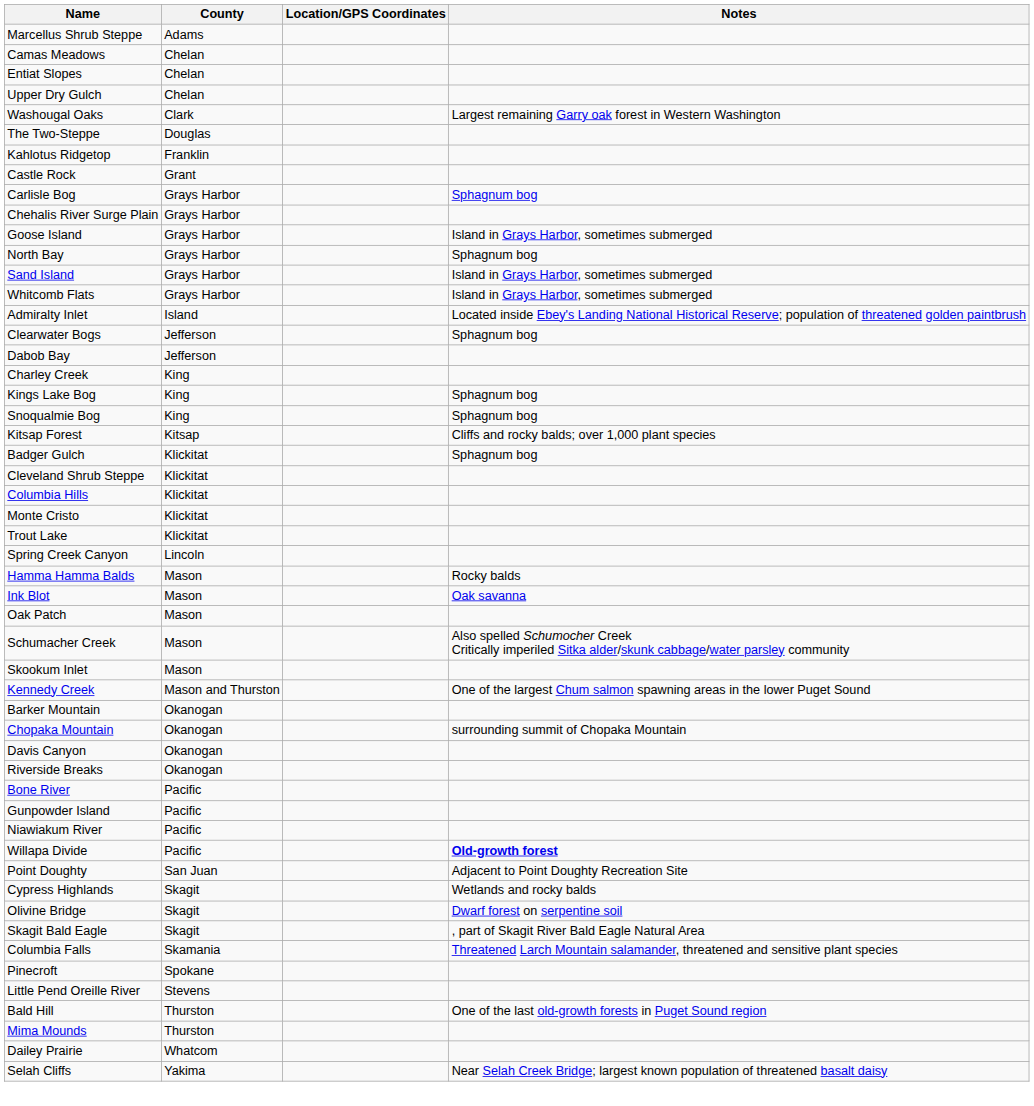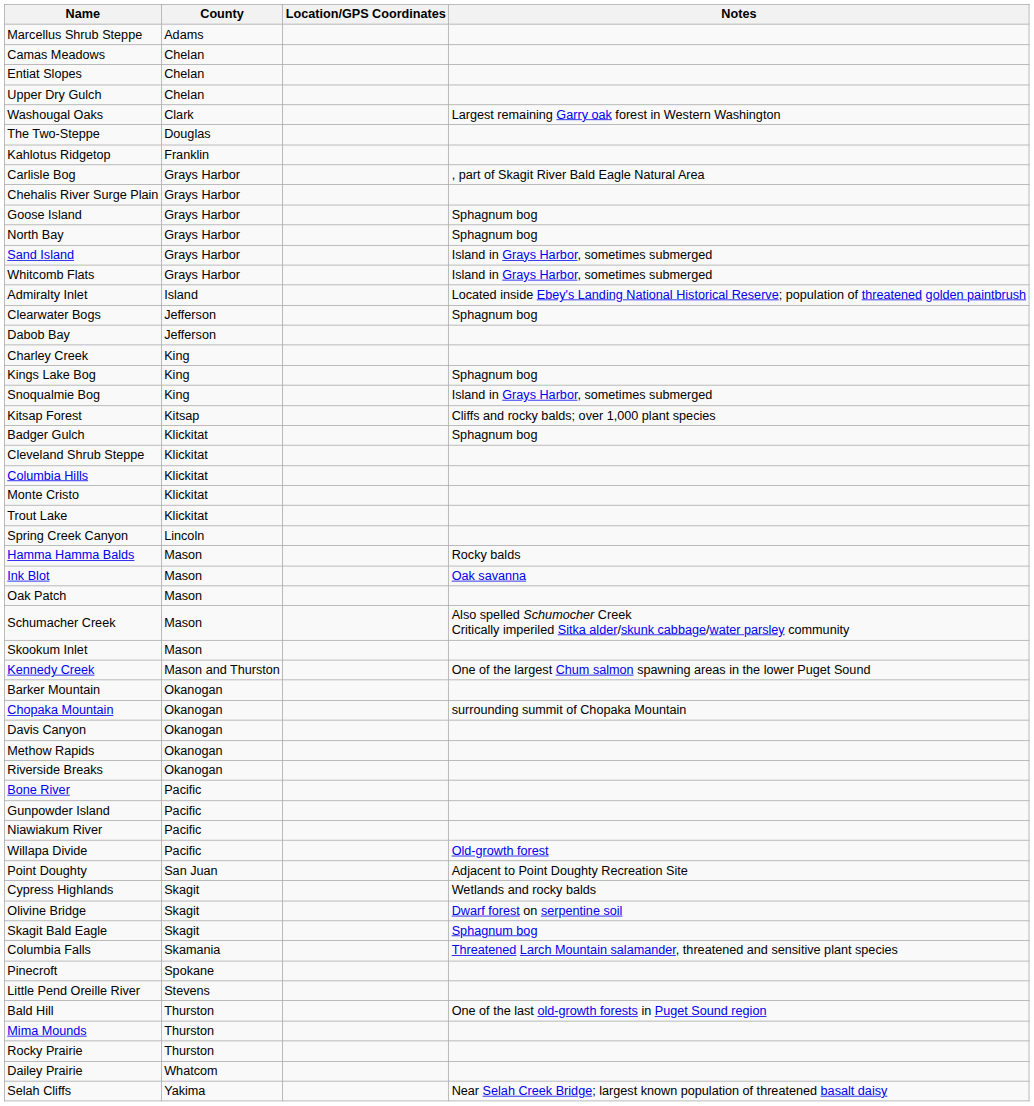- row: (41, 174)
(495, 194) Sphagnum bog -> (578, 174) , part of Skagit River Bald Eagle Natural Area
(582, 235) Island in Grays Harbor, sometimes submerged -> (495, 214) Sphagnum bog
(495, 415) Sphagnum bog -> (582, 395) Island in Grays Harbor, sometimes submerged
+ row: (51, 750)
(505, 850) bold -> (500, 850) normal
(578, 930) , part of Skagit River Bald Eagle Natural Area -> (495, 930) Sphagnum bog
+ row: (45, 1051)
